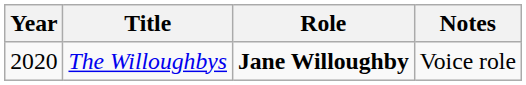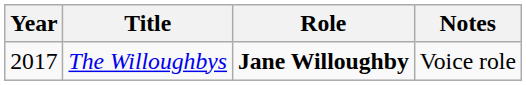(34, 60) 2020 -> (34, 60) 2017
